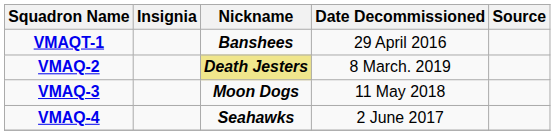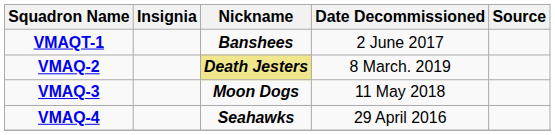(400, 42) 29 April 2016 -> (400, 42) 2 June 2017
(400, 117) 2 June 2017 -> (400, 117) 29 April 2016
